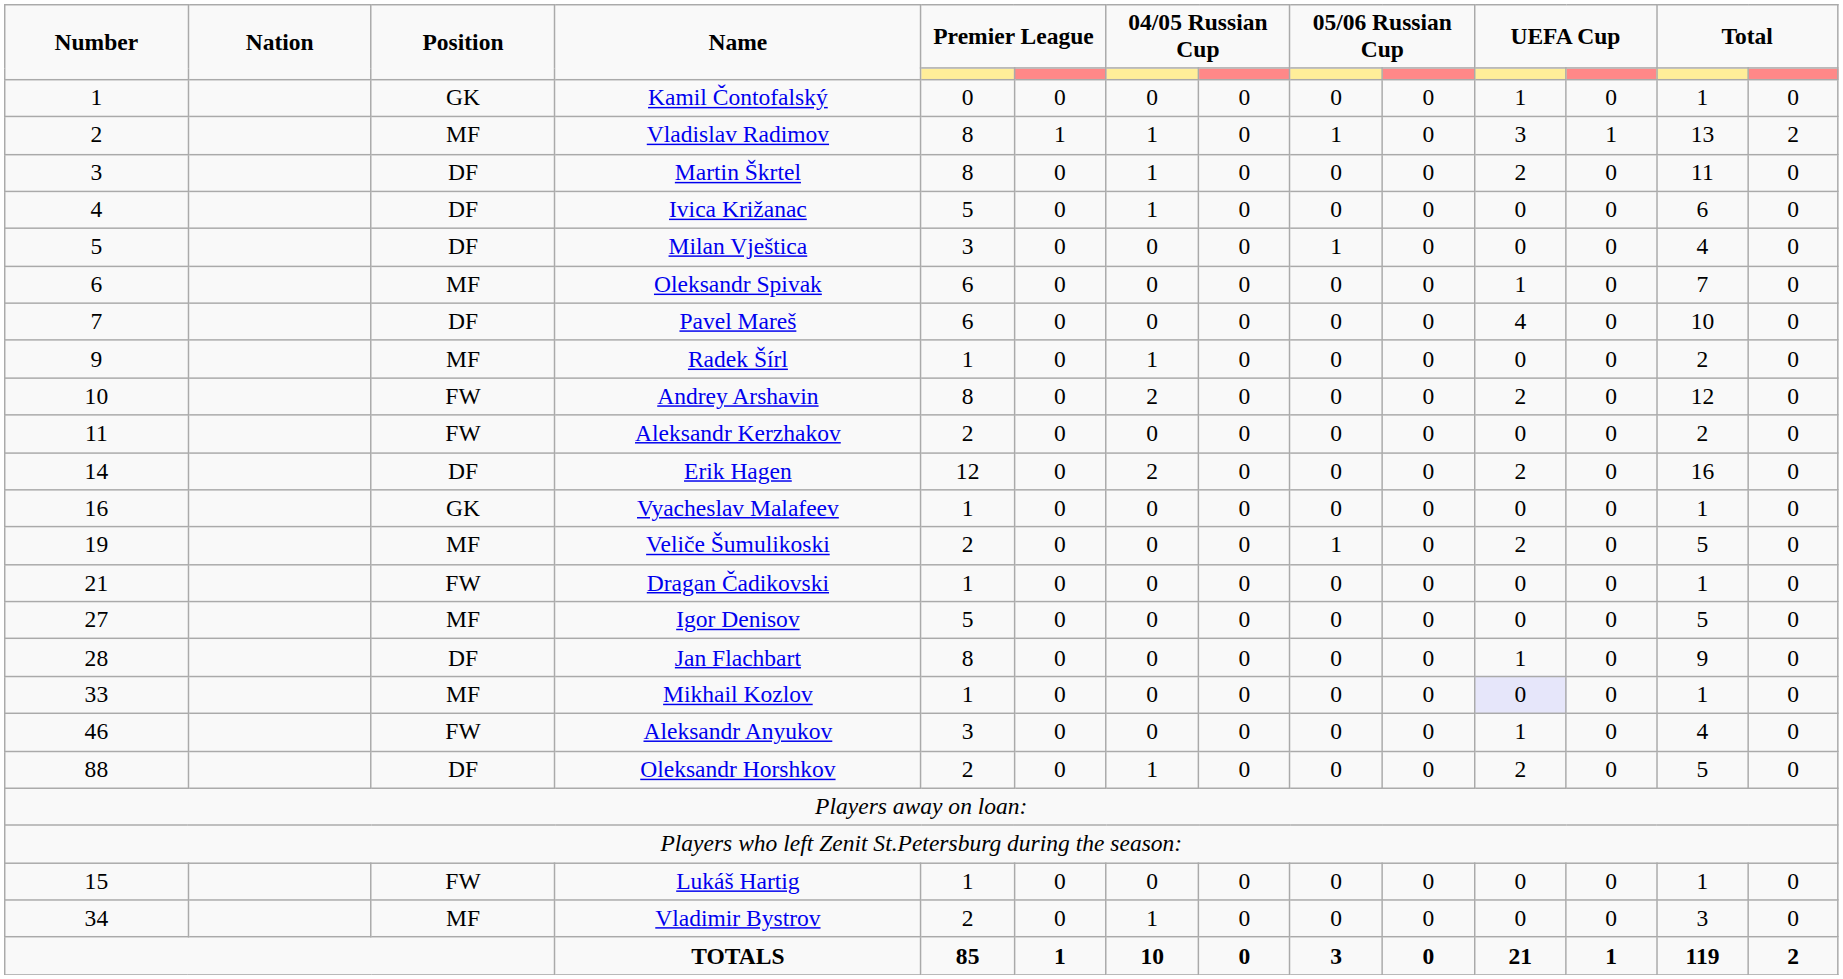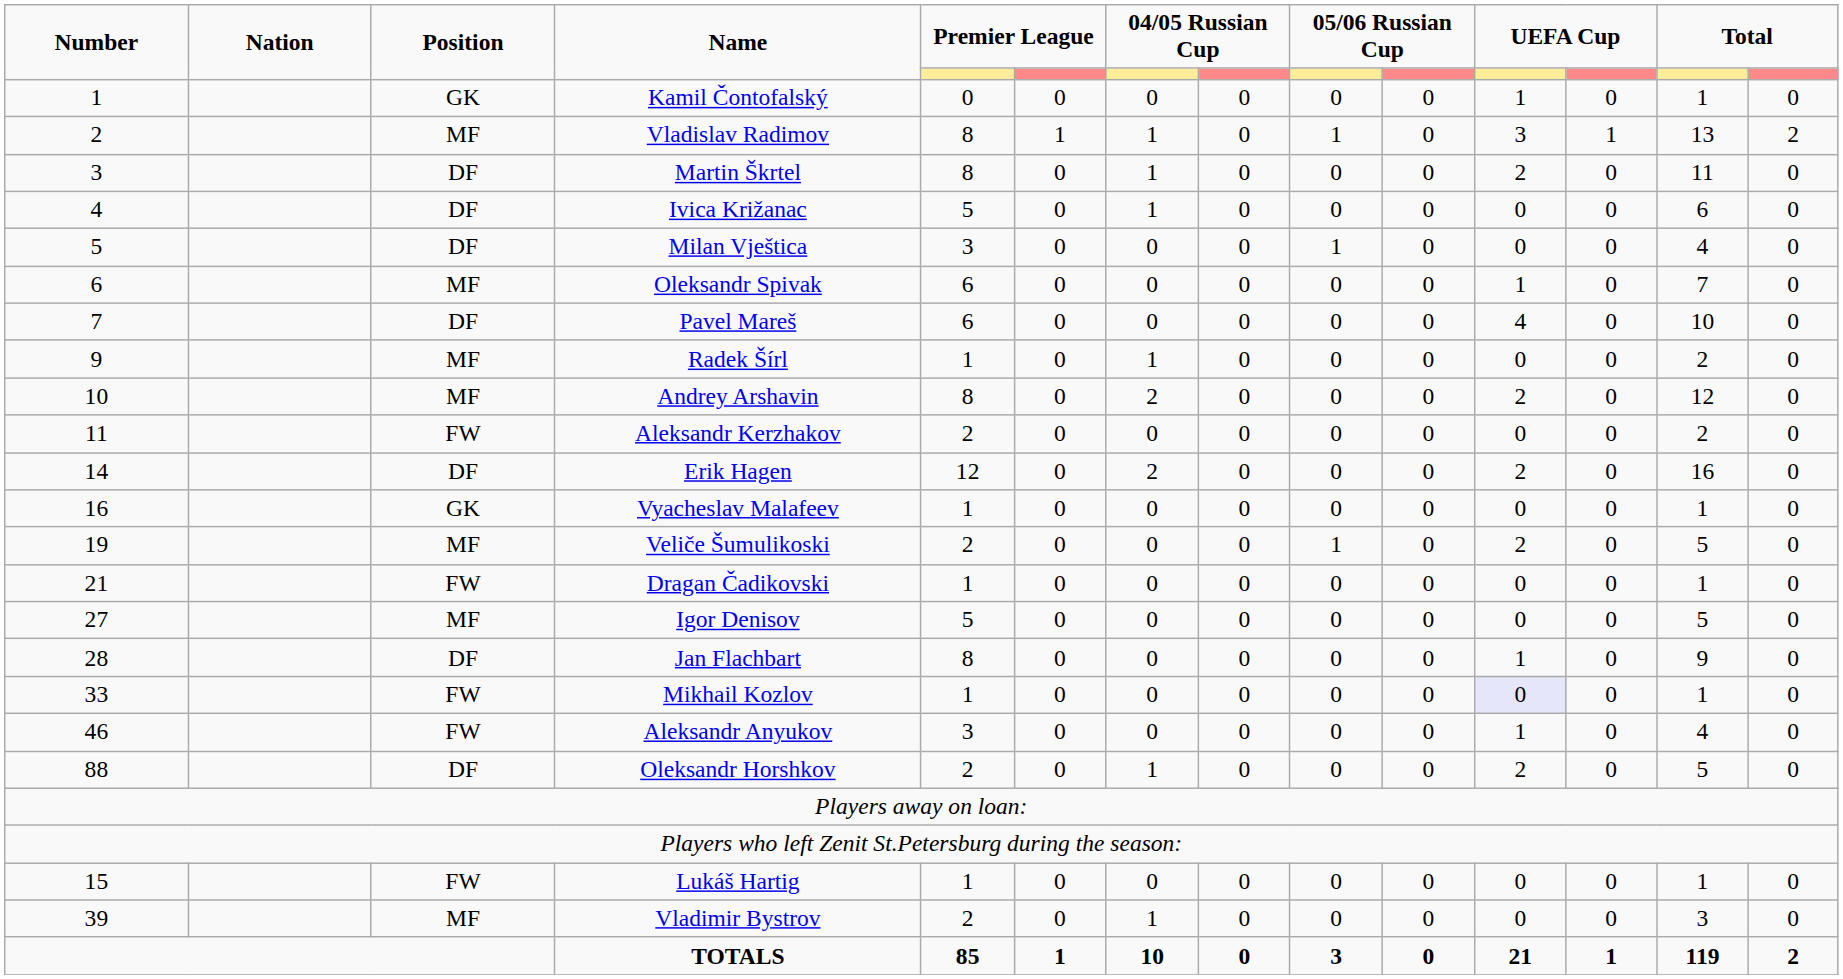(463, 396) FW -> (463, 396) MF
(463, 694) MF -> (463, 694) FW
(96, 918) 34 -> (96, 918) 39
